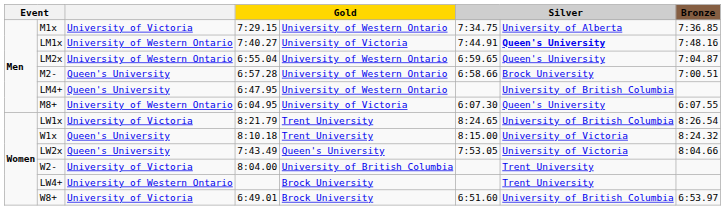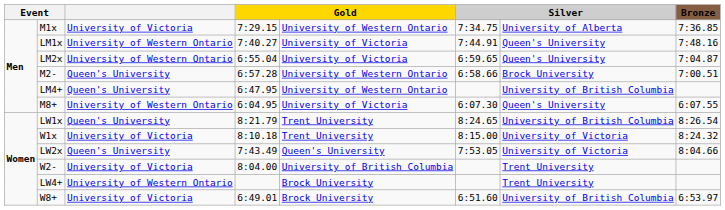(554, 43) bold -> (554, 43) normal
(365, 58) University of Western Ontario -> (345, 58) University of Victoria
(130, 120) University of Victoria -> (119, 120) Queen's University
(119, 136) Queen's University -> (130, 136) University of Victoria
